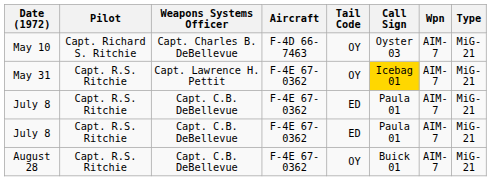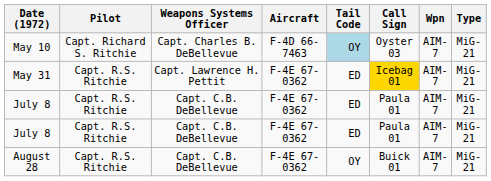(348, 47) no background -> (348, 47) lightblue background
(348, 76) OY -> (348, 76) ED
